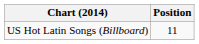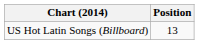(172, 30) 11 -> (172, 30) 13
